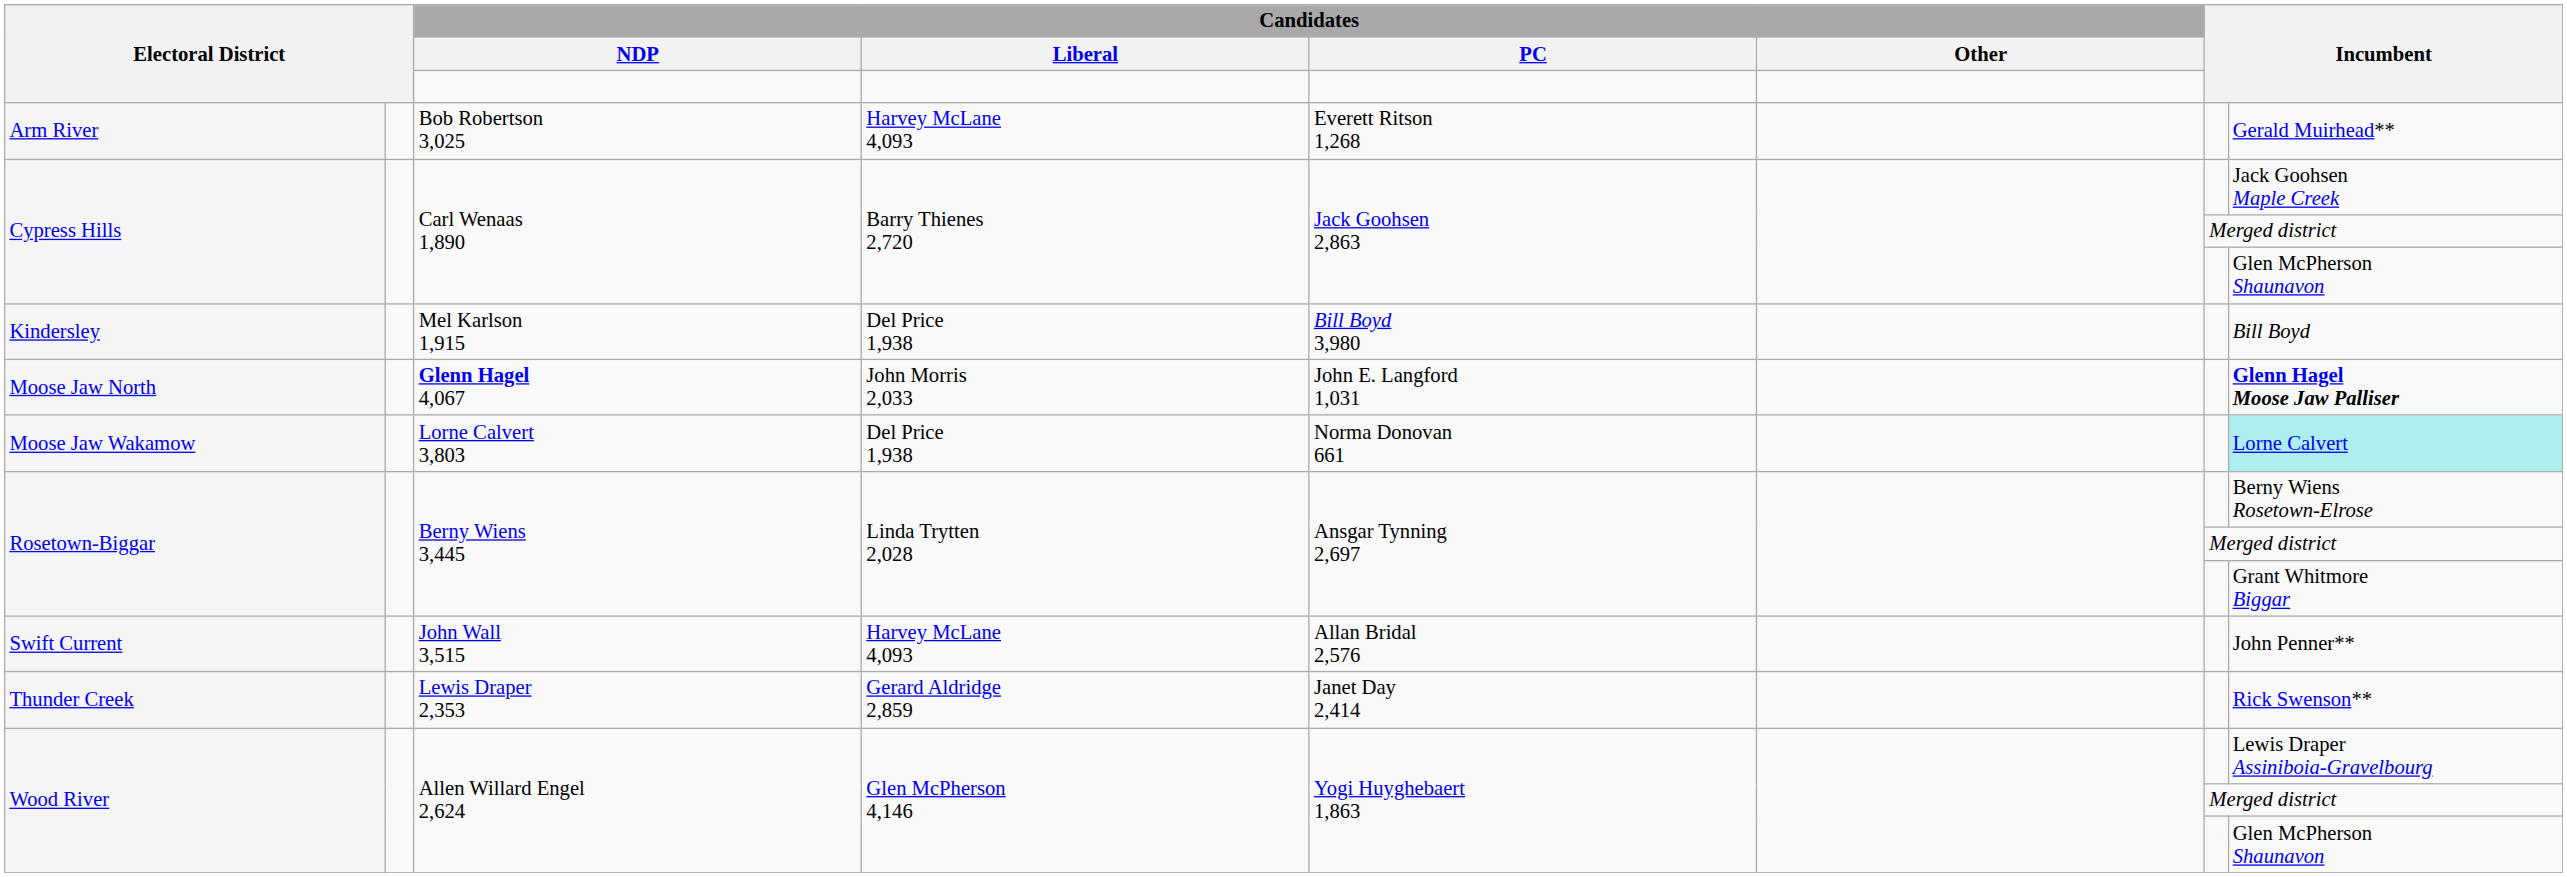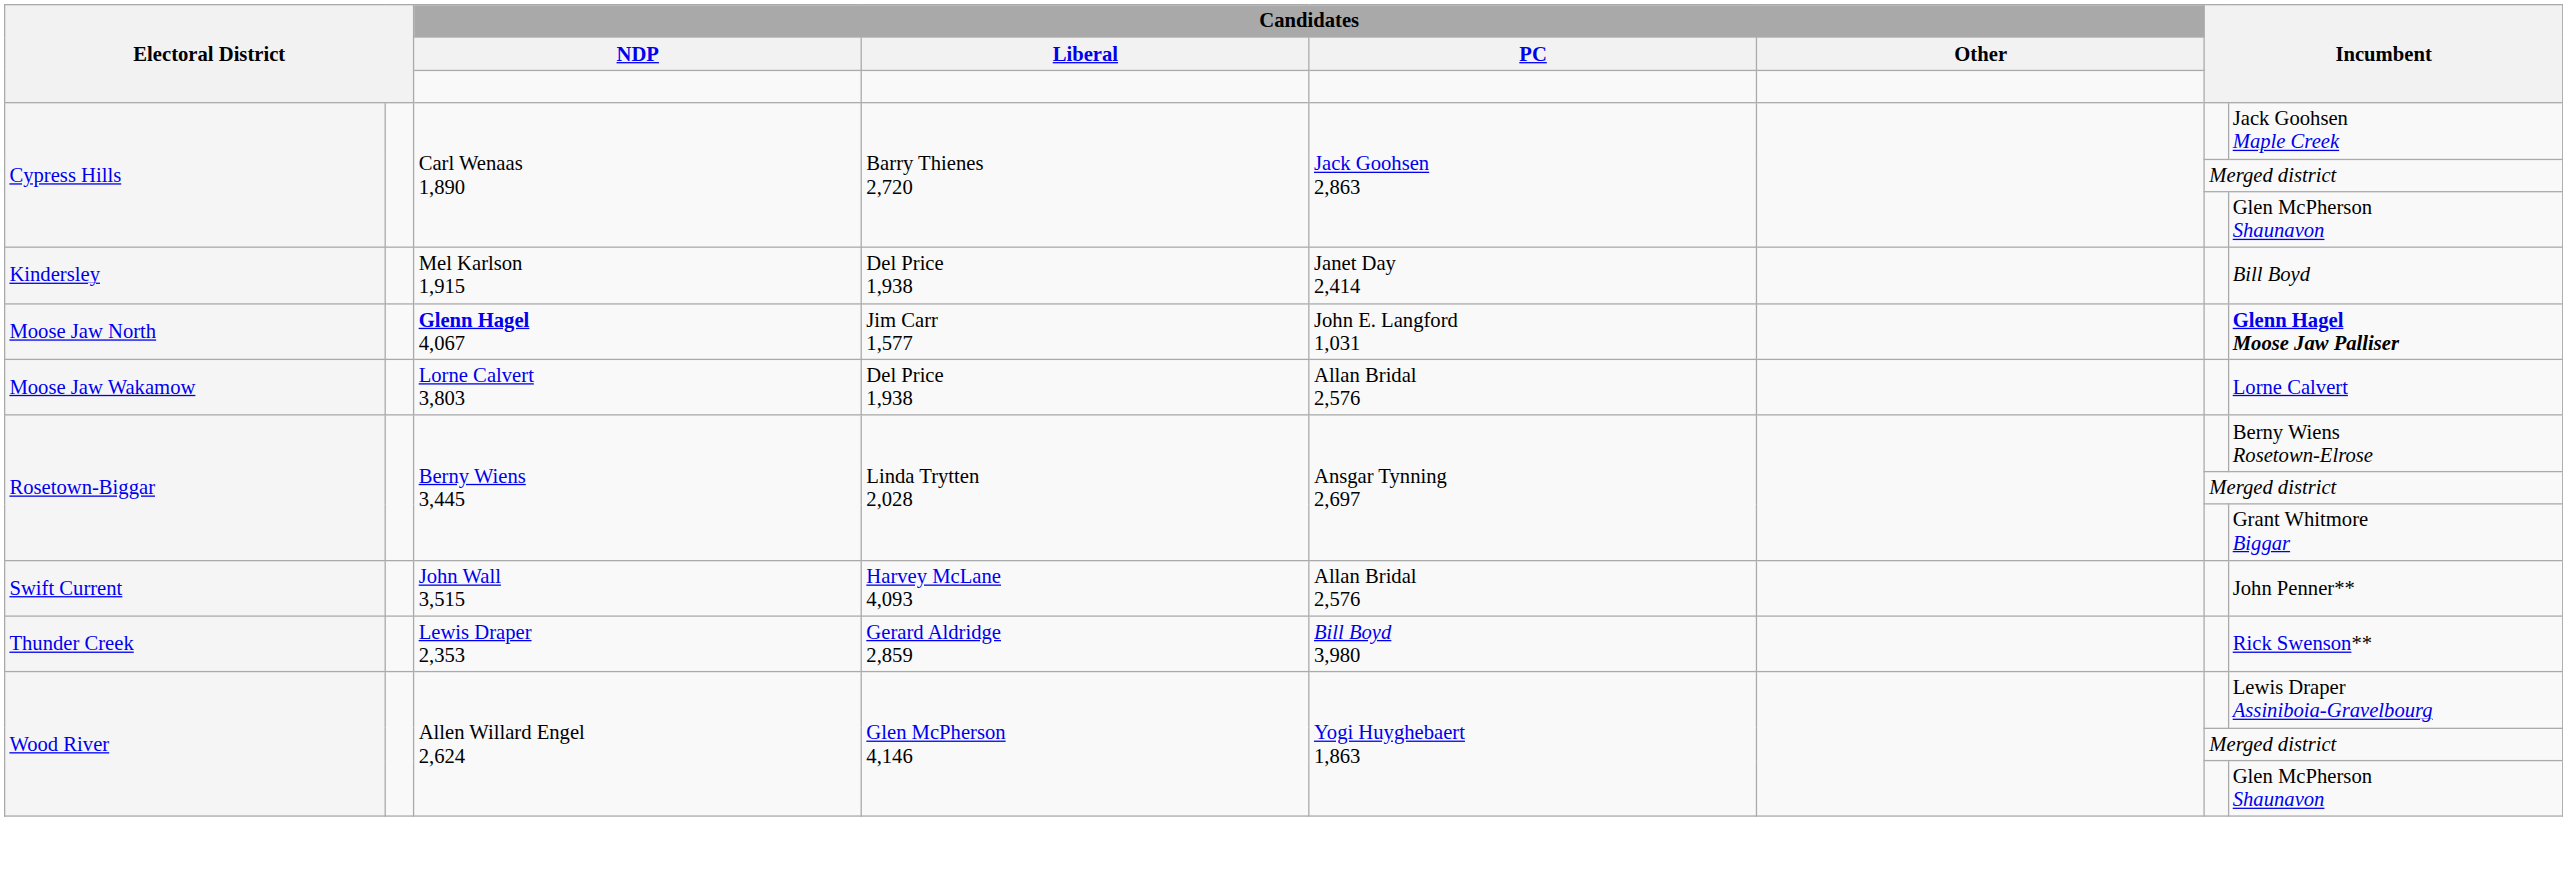- row: (54, 130)
(1353, 331) Bill Boyd 3,980 -> (1355, 275) Janet Day 2,414
(916, 387) John Morris 2,033 -> (902, 331) Jim Carr 1,577
(1383, 443) Norma Donovan 661 -> (1365, 387) Allan Bridal 2,576
(2290, 443) paleturquoise background -> (2290, 387) no background
(1355, 699) Janet Day 2,414 -> (1353, 643) Bill Boyd 3,980
